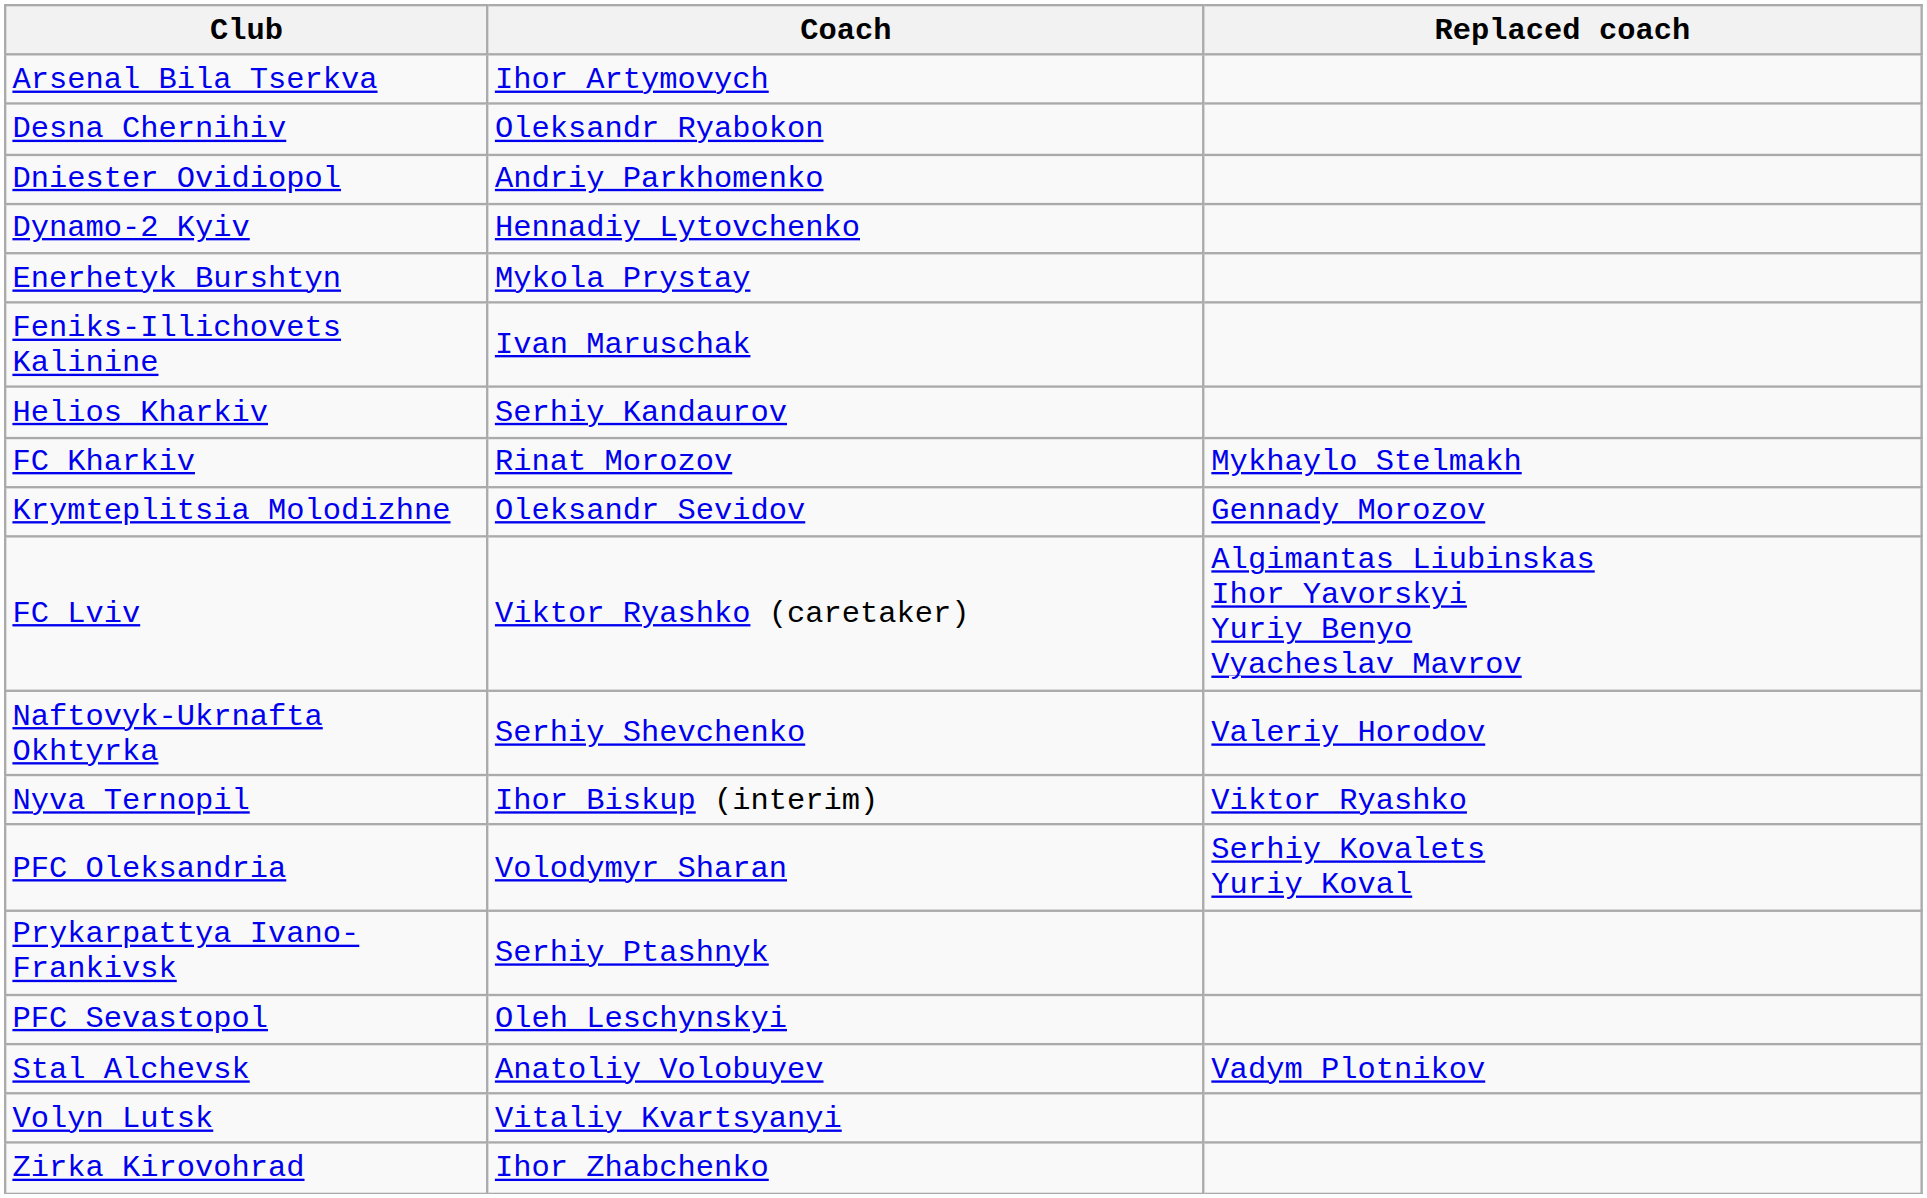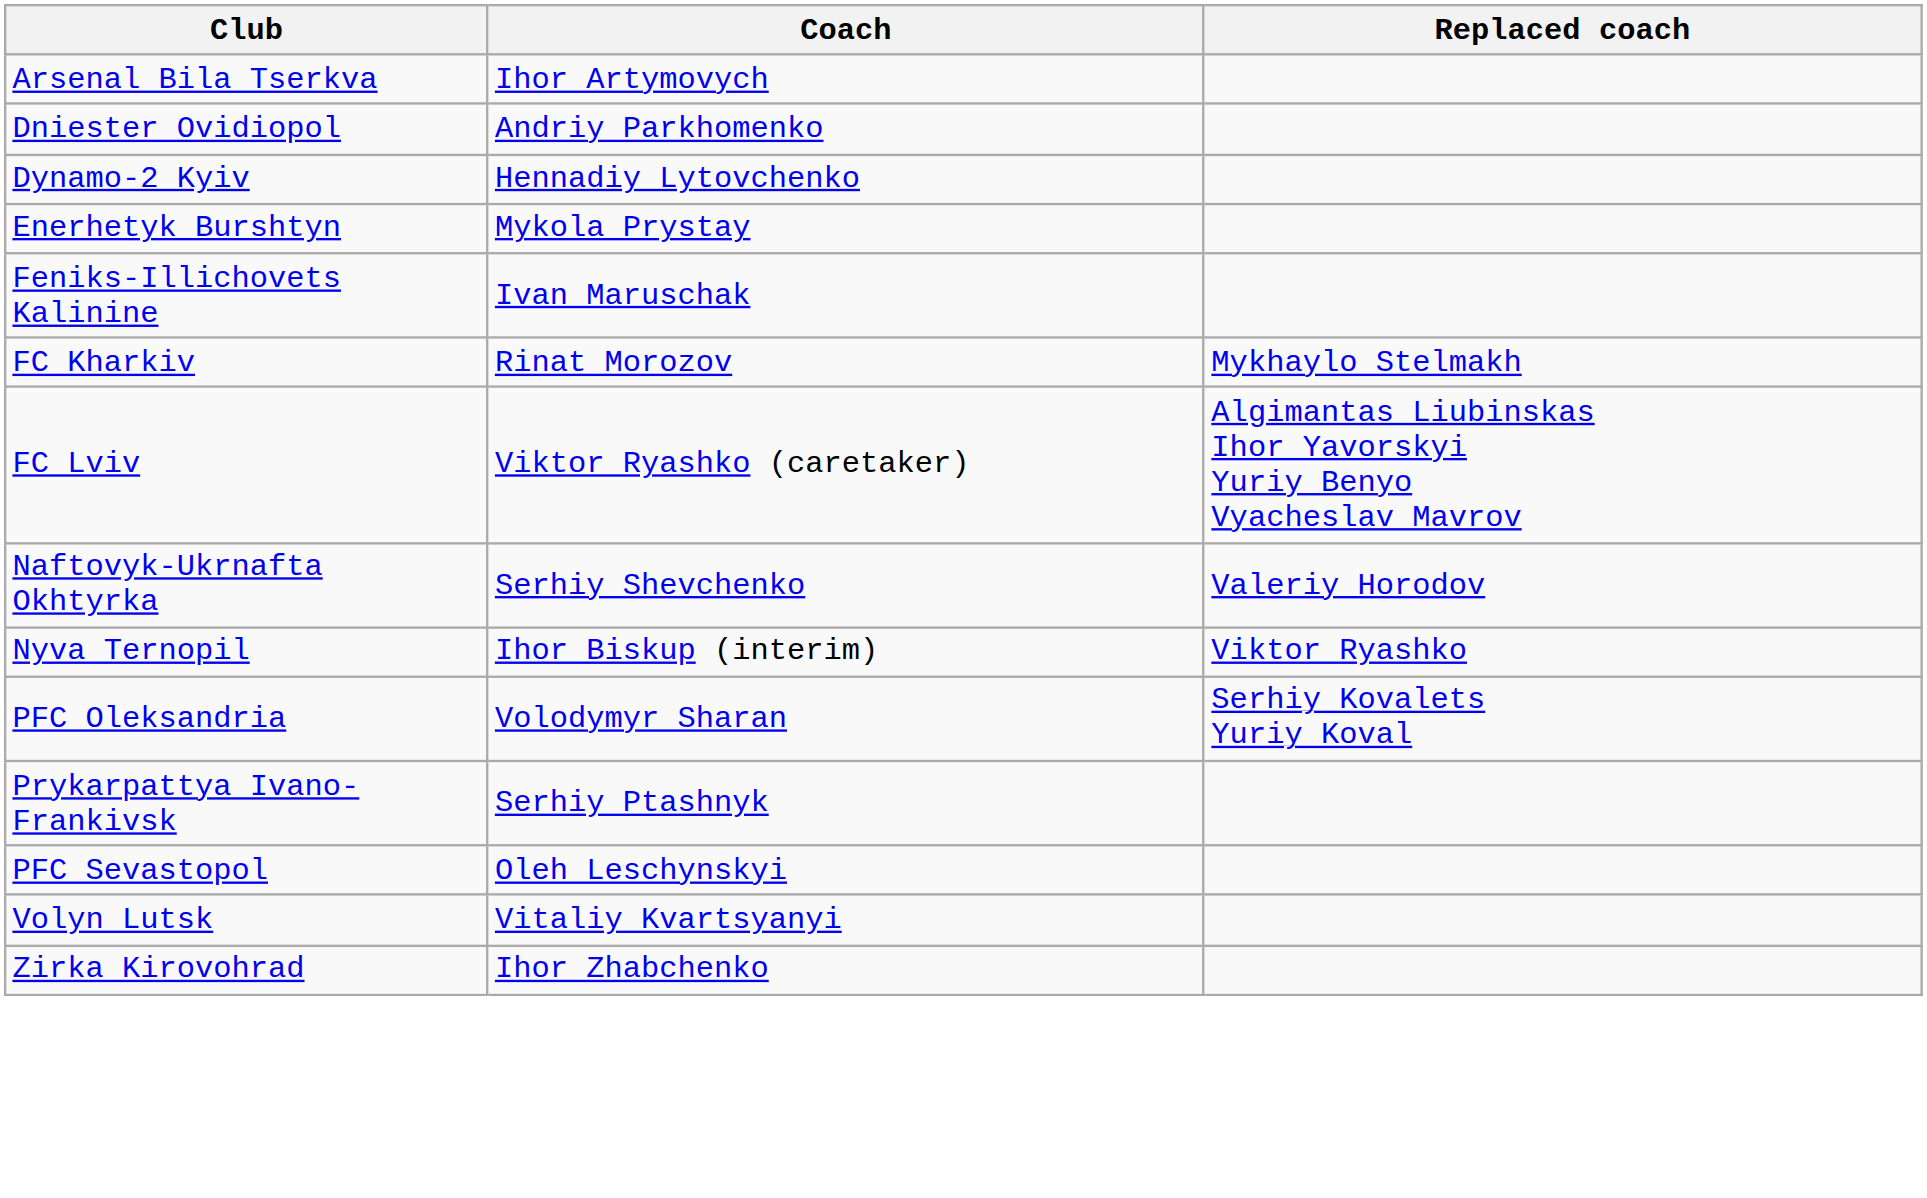- row: (149, 129)
- row: (140, 412)
- row: (231, 511)
- row: (131, 1069)
